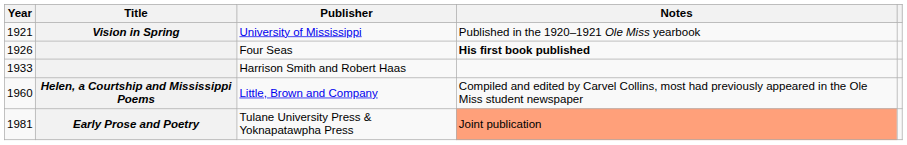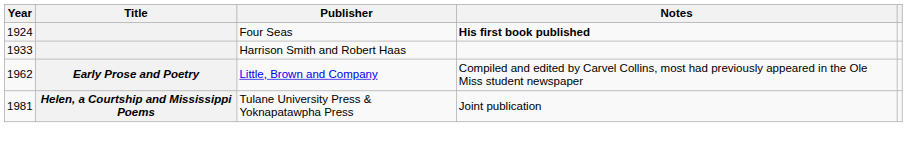- row: (301, 31)
(20, 50) 1926 -> (20, 31) 1924
(20, 93) 1960 -> (20, 74) 1962
(136, 93) Helen, a Courtship and Mississippi Poems -> (136, 74) Early Prose and Poetry
(136, 124) Early Prose and Poetry -> (136, 106) Helen, a Courtship and Mississippi Poems
(500, 124) lightsalmon background -> (500, 106) no background
